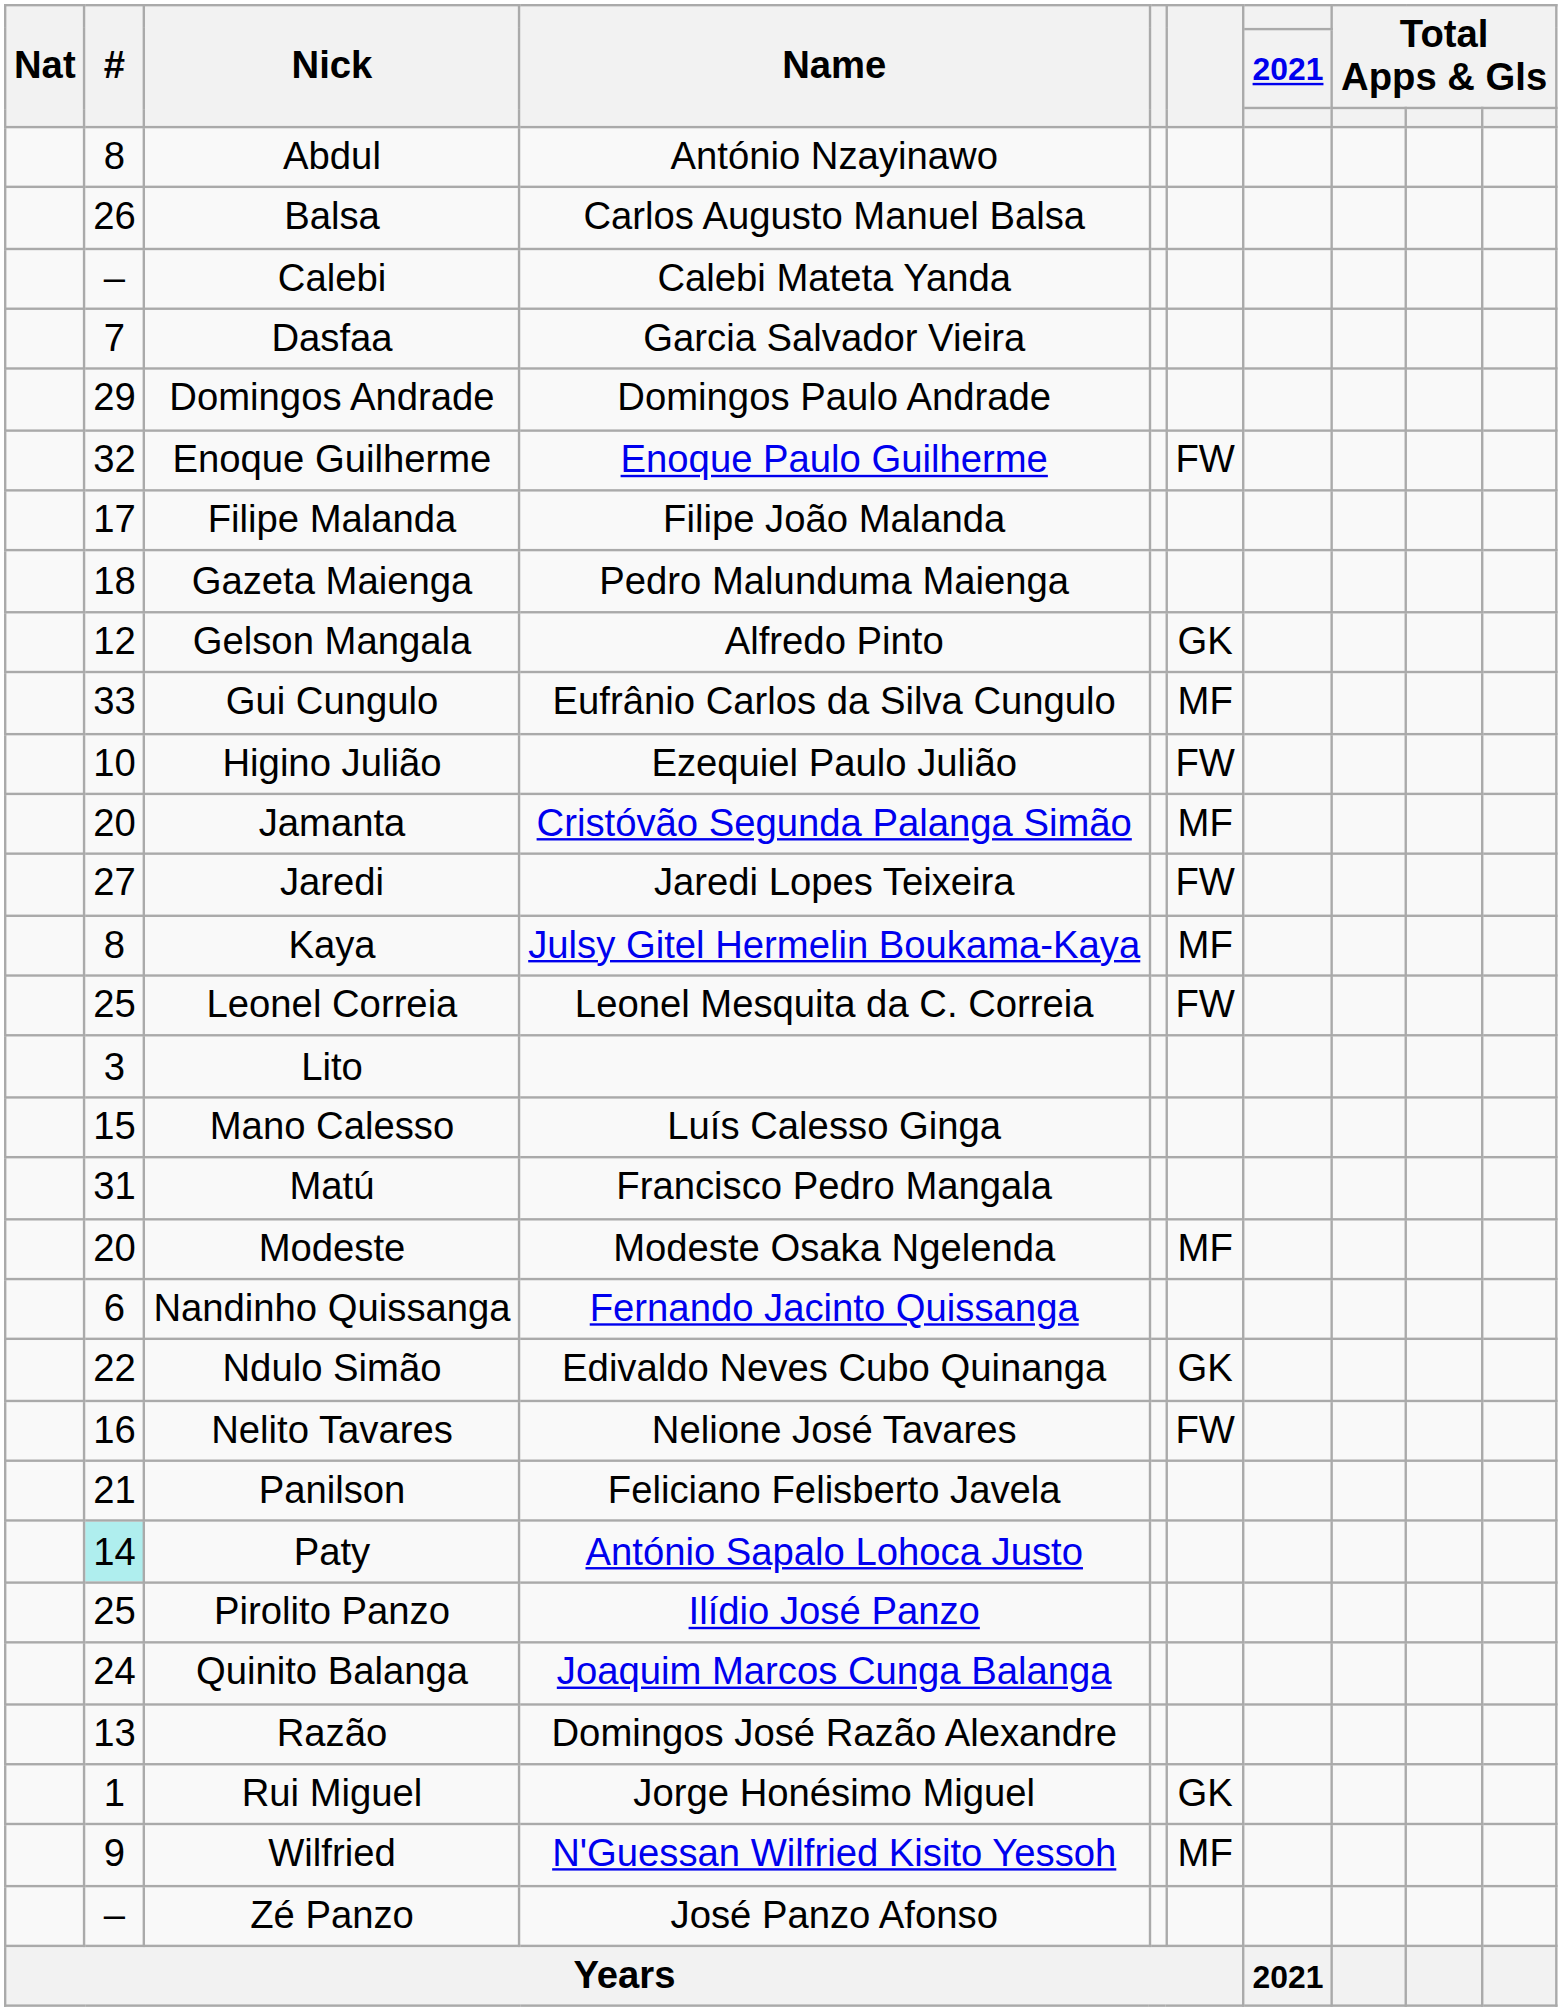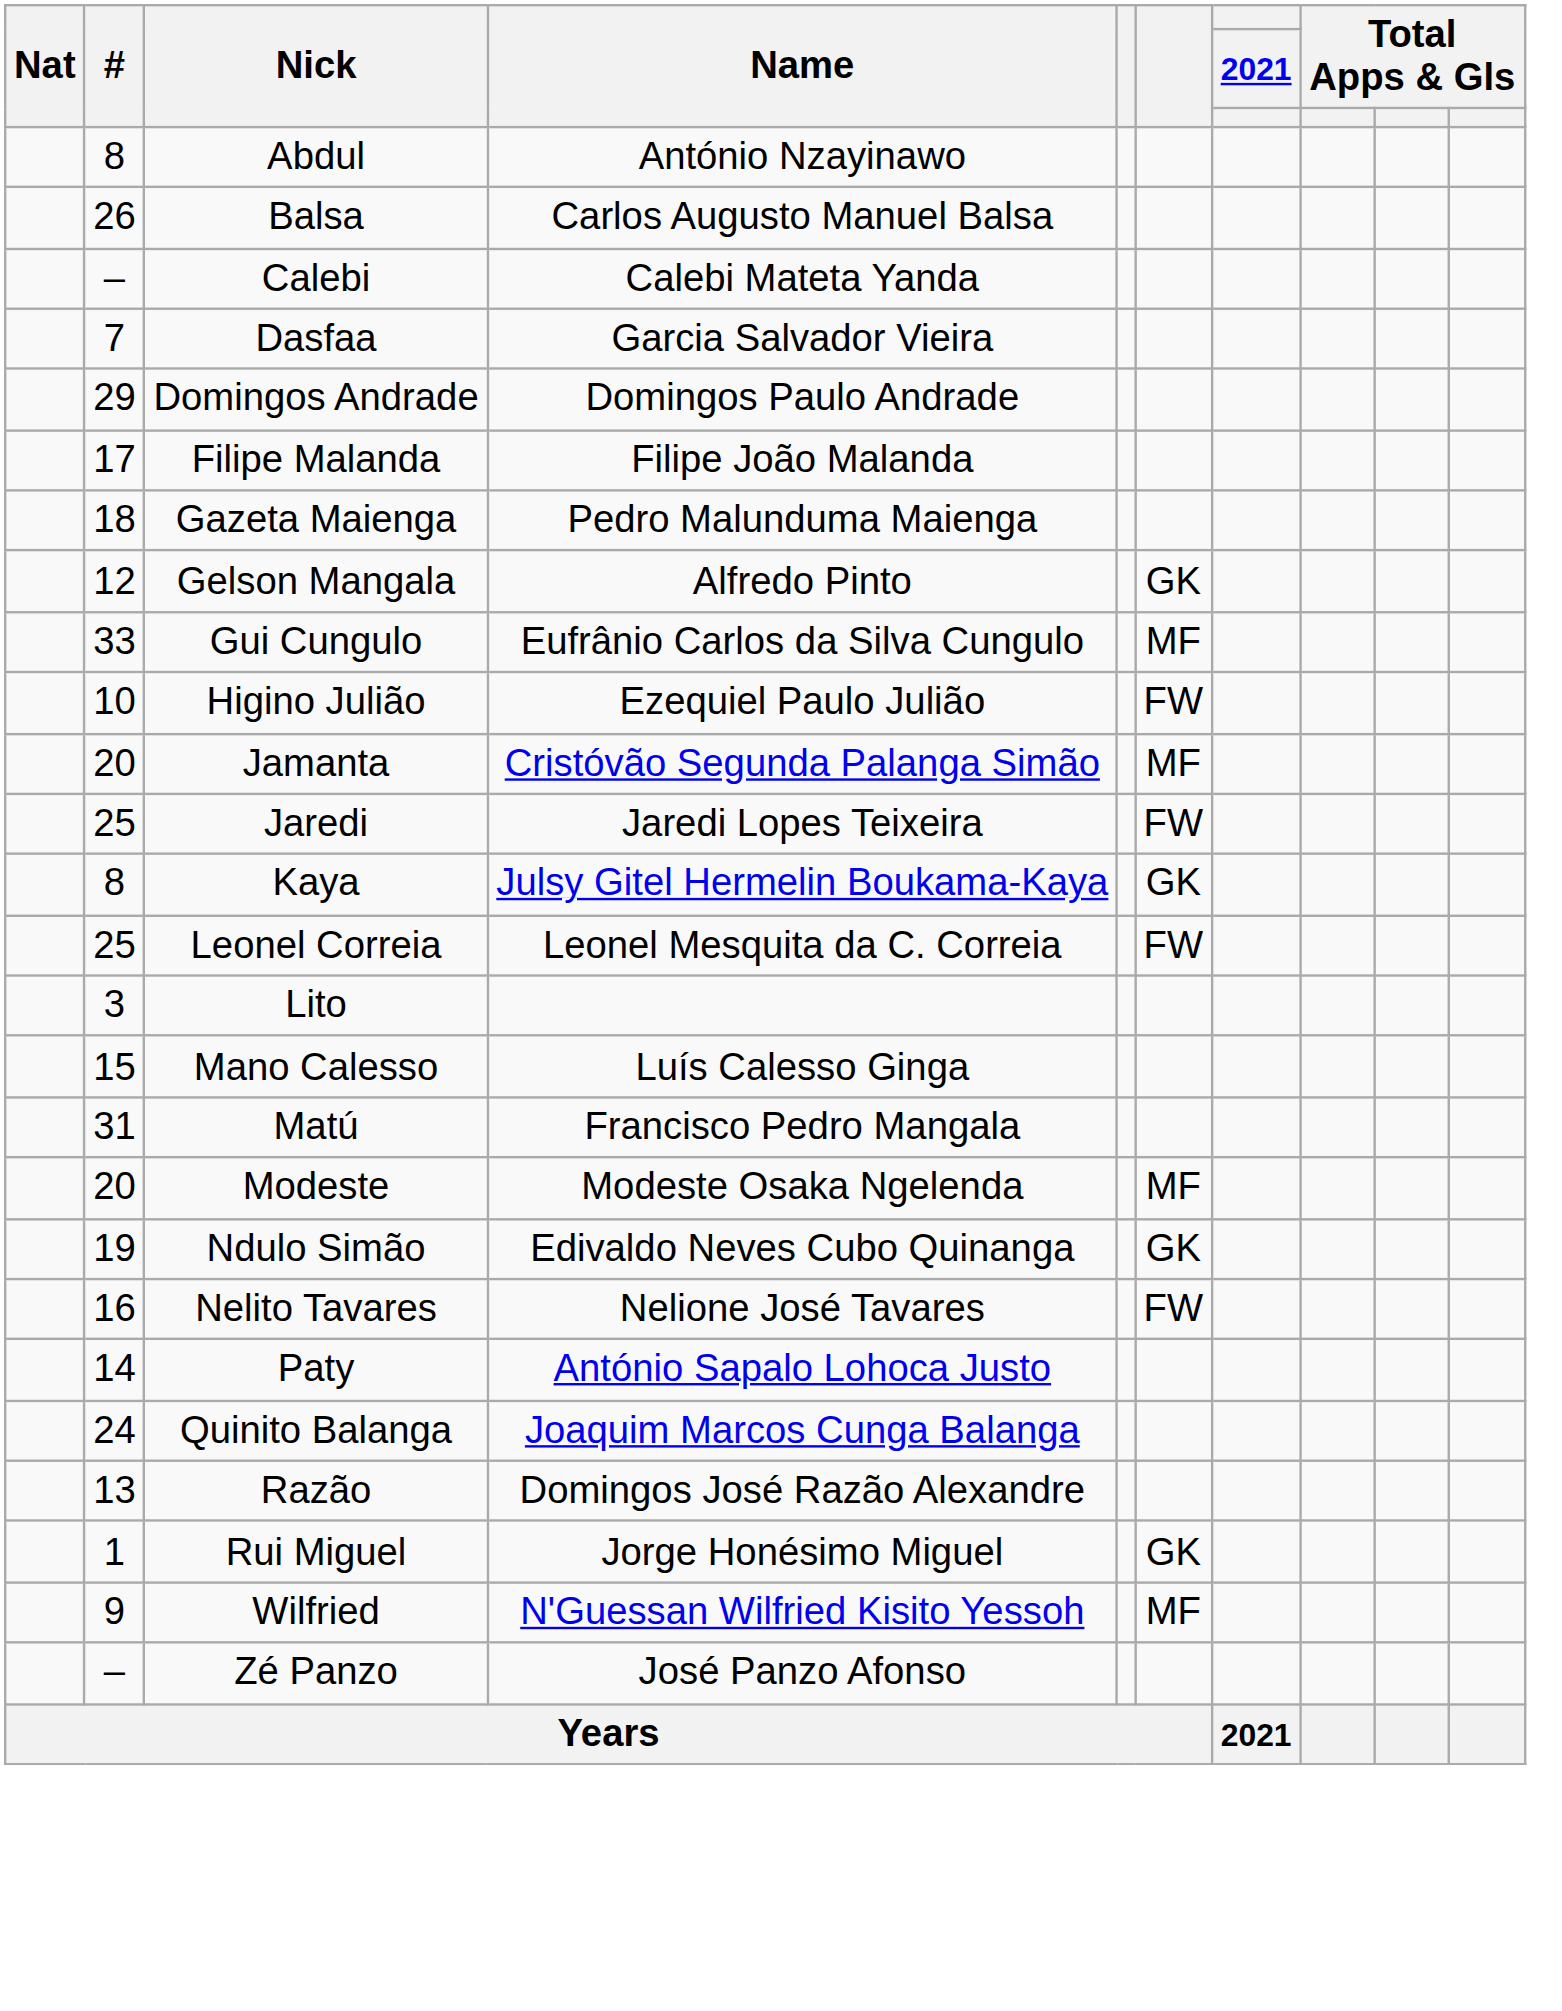- row: (332, 459)
(115, 883) 27 -> (115, 823) 25
(1205, 944) MF -> (1173, 883) GK
- row: (332, 1308)
(115, 1369) 22 -> (115, 1247) 19
- row: (332, 1490)
(115, 1550) paleturquoise background -> (115, 1369) no background
- row: (332, 1611)
